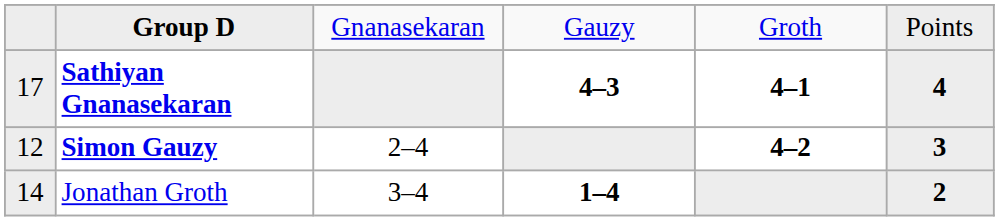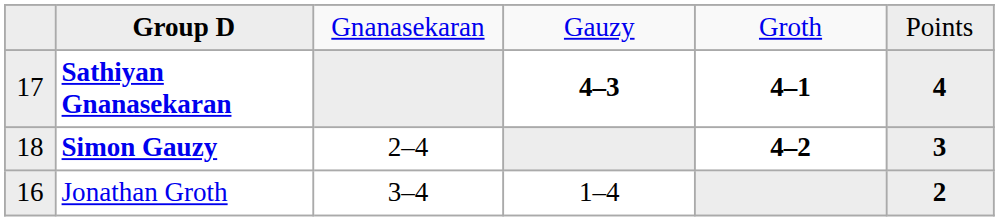(30, 148) 12 -> (30, 148) 18
(30, 193) 14 -> (30, 193) 16
(599, 193) bold -> (599, 193) normal
